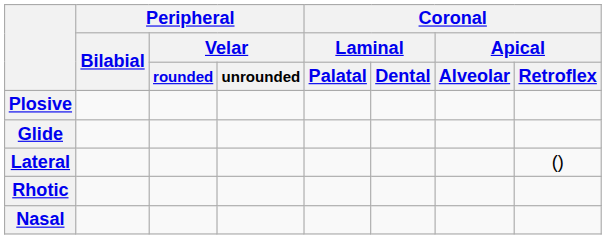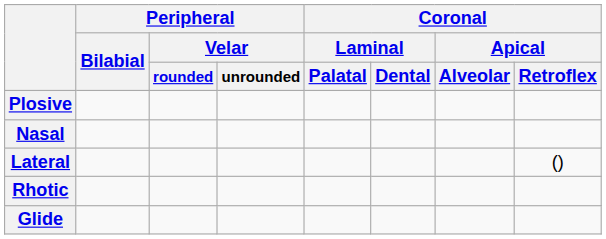rows swapped: (40, 219) <-> (40, 133)
